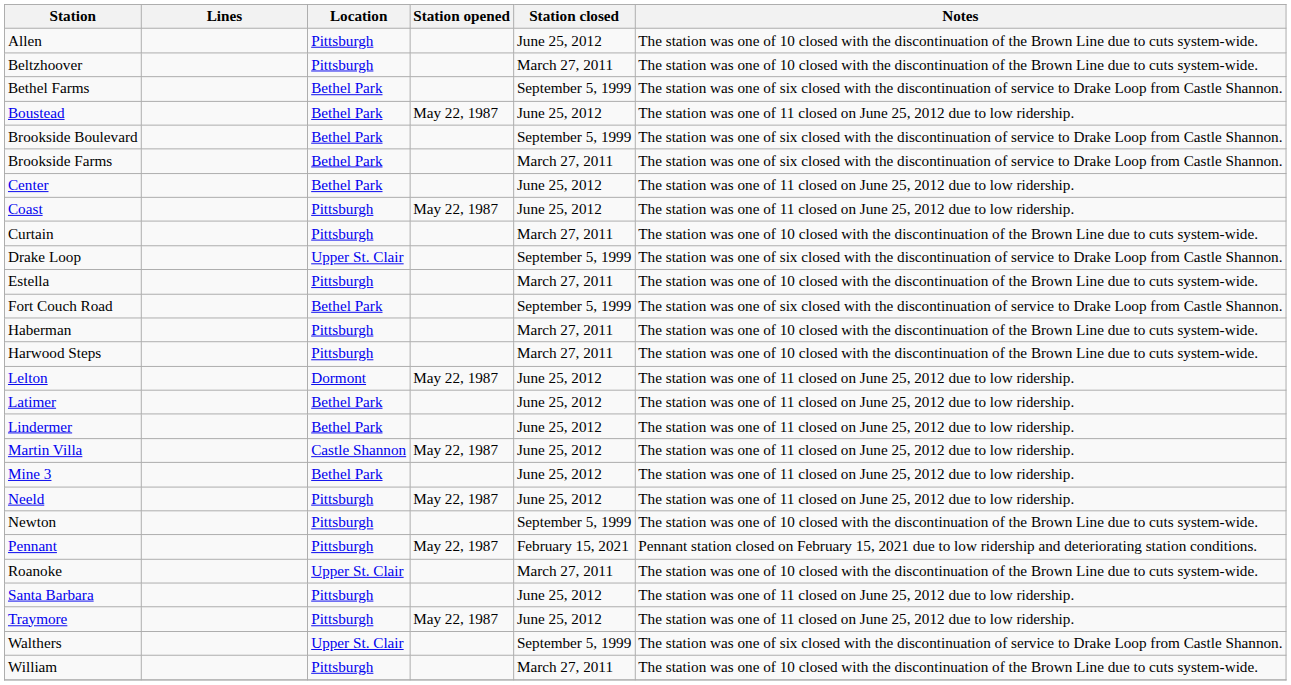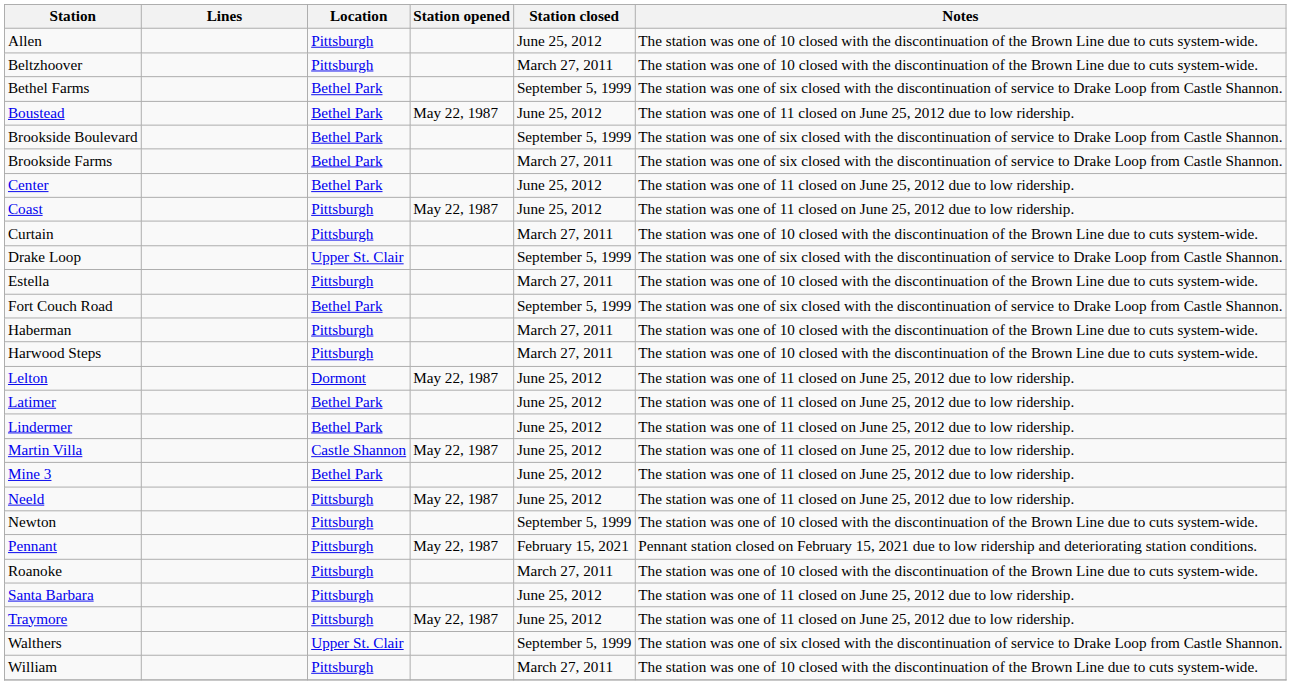(357, 570) Upper St. Clair -> (342, 570) Pittsburgh
